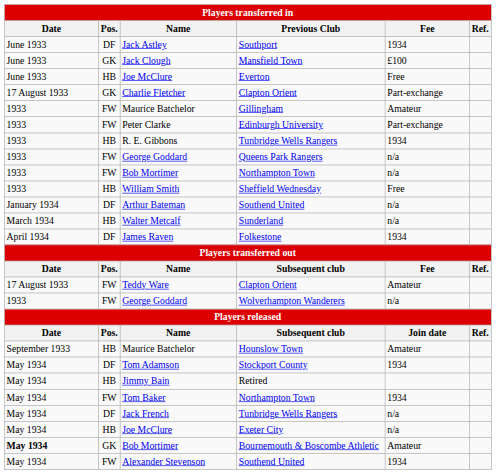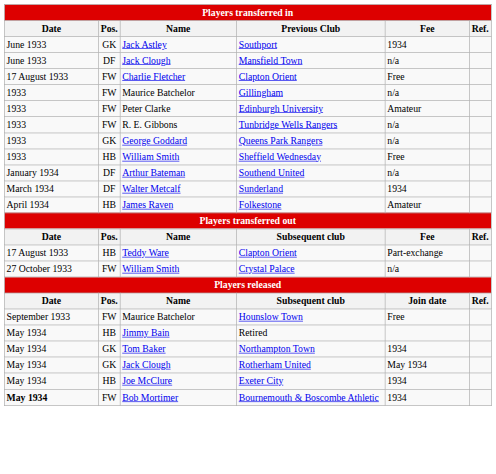(109, 44) DF -> (109, 44) GK
(109, 60) GK -> (109, 60) DF
(397, 60) £100 -> (393, 60) n/a
- row: (147, 76)
(109, 92) GK -> (109, 76) FW
(415, 92) Part-exchange -> (396, 76) Free
(404, 108) Amateur -> (393, 92) n/a
(415, 124) Part-exchange -> (404, 108) Amateur
(109, 141) HB -> (109, 124) FW
(397, 141) 1934 -> (393, 124) n/a
(109, 157) FW -> (109, 141) GK
- row: (150, 173)
(109, 221) HB -> (109, 189) DF
(393, 221) n/a -> (397, 189) 1934
(109, 237) DF -> (109, 205) HB
(397, 237) 1934 -> (404, 205) Amateur
(109, 285) FW -> (109, 253) HB
(404, 285) Amateur -> (415, 253) Part-exchange
+ row: (151, 269)
- row: (155, 301)
(109, 349) HB -> (109, 317) FW
(404, 349) Amateur -> (396, 317) Free
- row: (151, 365)
(109, 397) FW -> (109, 349) GK
+ row: (146, 365)
- row: (146, 413)
(393, 429) n/a -> (397, 381) 1934
(109, 445) GK -> (109, 397) FW
(404, 445) Amateur -> (397, 397) 1934
- row: (164, 461)
